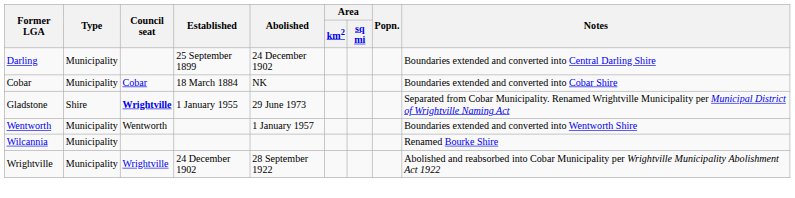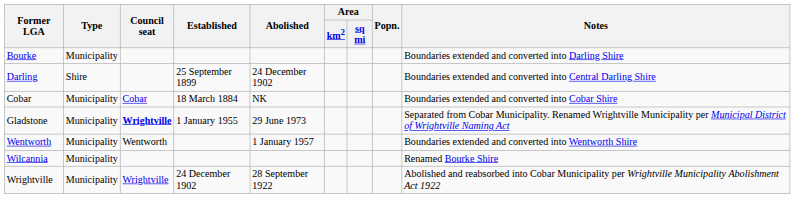+ row: (21, 55)
(92, 61) Municipality -> (76, 77) Shire
(76, 104) Shire -> (92, 120) Municipality
